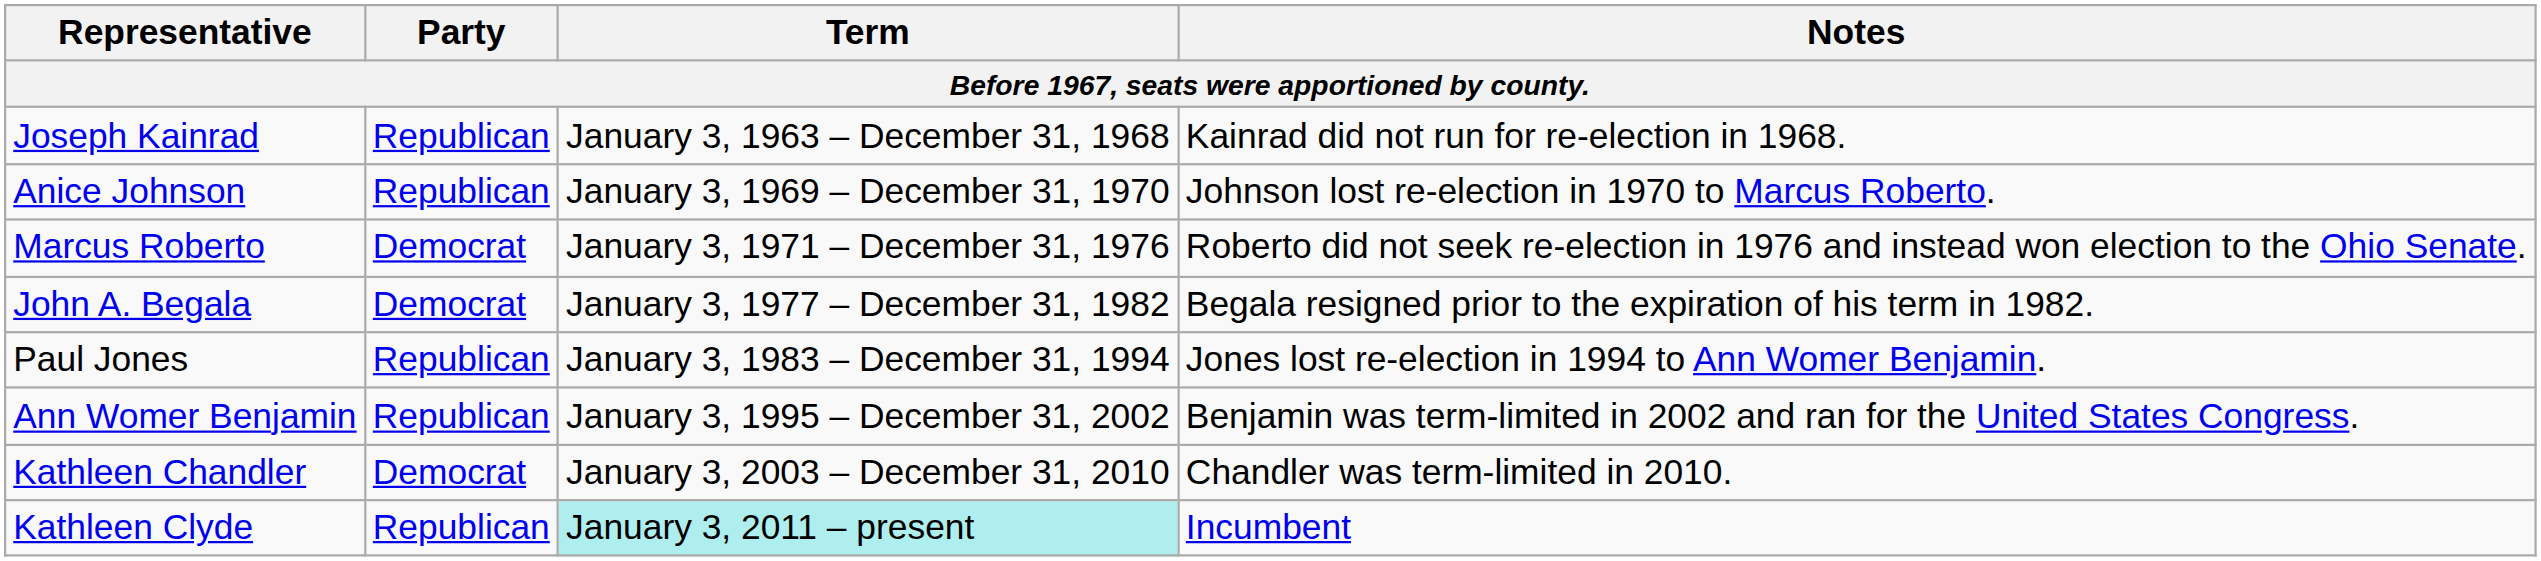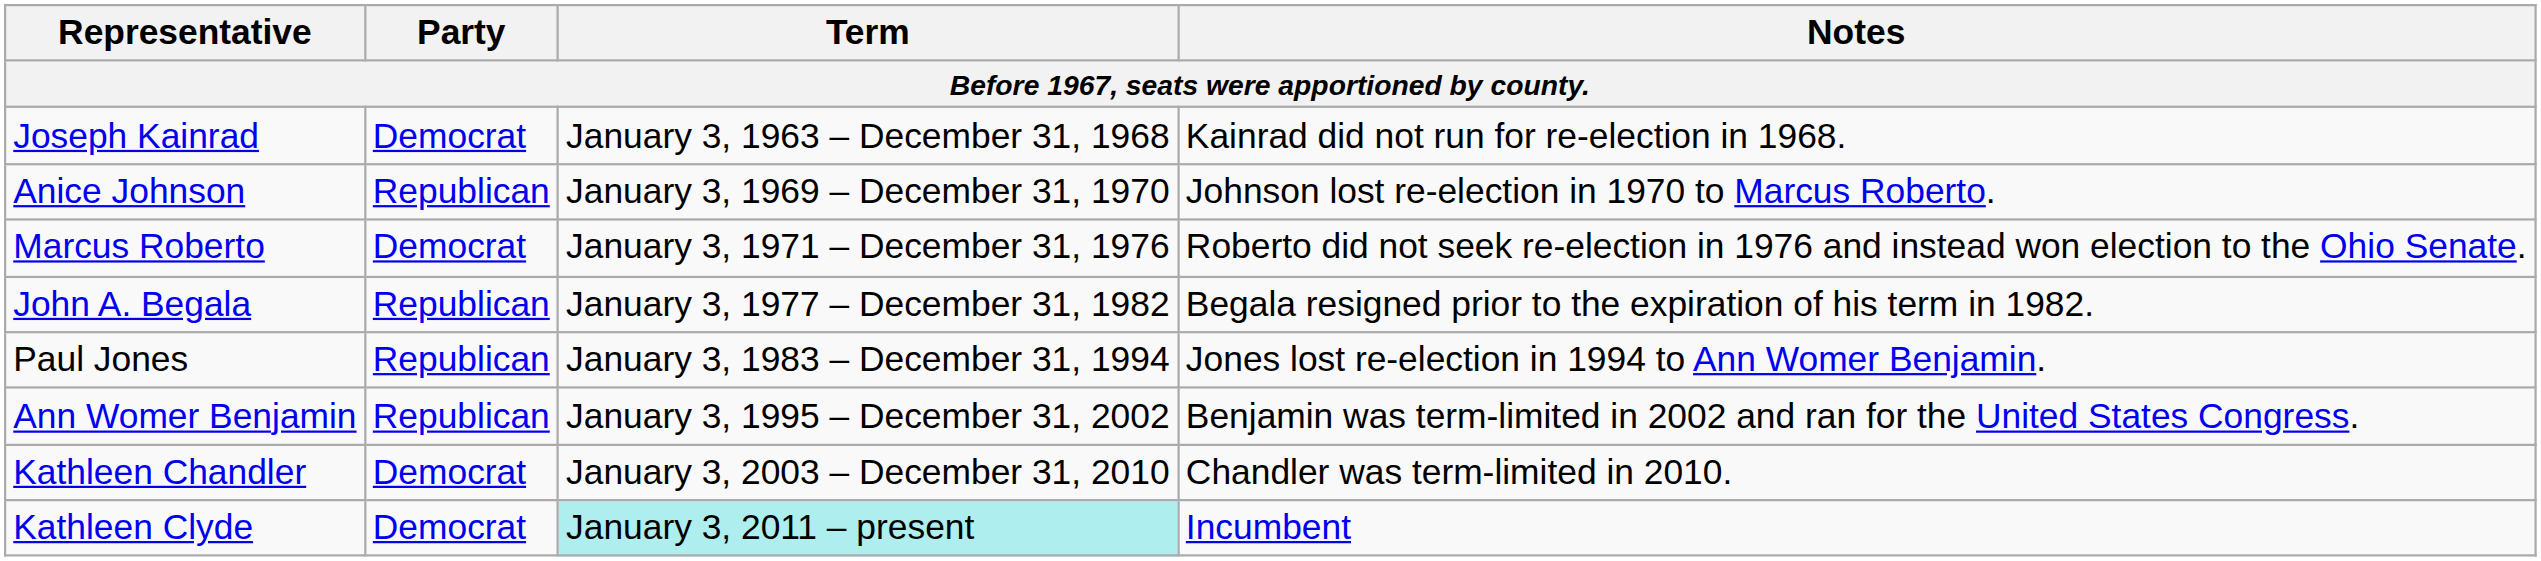(461, 135) Republican -> (449, 135) Democrat
(449, 303) Democrat -> (461, 303) Republican
(461, 527) Republican -> (449, 527) Democrat
